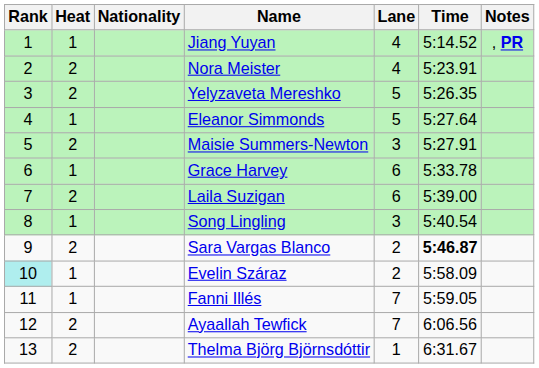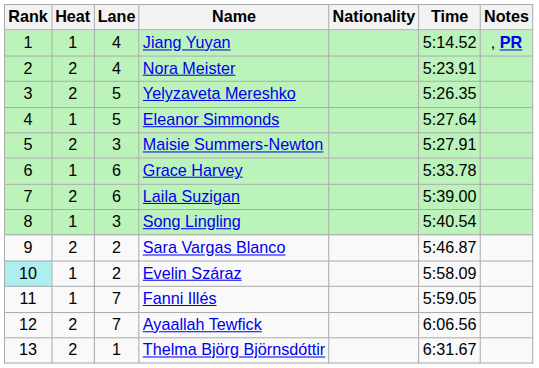columns swapped: (396, 17) <-> (139, 17)
(450, 247) bold -> (450, 247) normal
